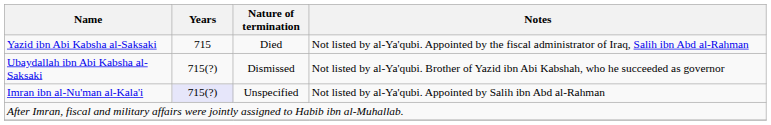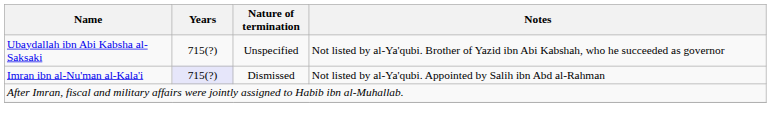- row: (82, 44)
(271, 68) Dismissed -> (271, 50) Unspecified
(271, 93) Unspecified -> (271, 75) Dismissed
